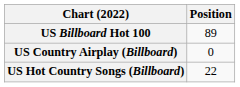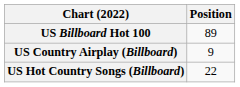(211, 52) 0 -> (211, 52) 9
